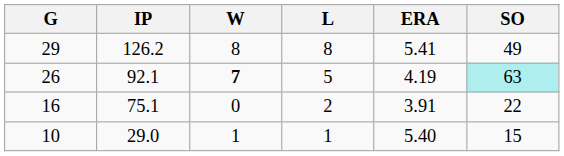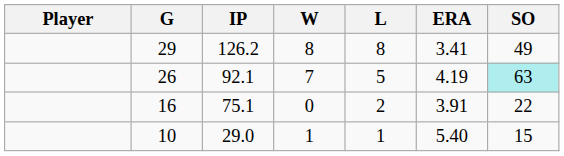+ column: (68, 19)
(420, 48) 5.41 -> (452, 48) 3.41
(235, 77) bold -> (309, 77) normal
